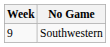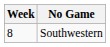(10, 33) 9 -> (10, 33) 8
